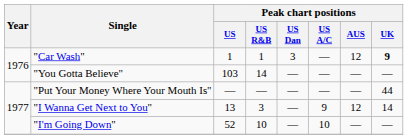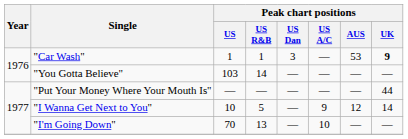(356, 56) 12 -> (356, 56) 53
(230, 108) 13 -> (230, 108) 10
(261, 108) 3 -> (261, 108) 5
(230, 125) 52 -> (230, 125) 70
(261, 125) 10 -> (261, 125) 13
